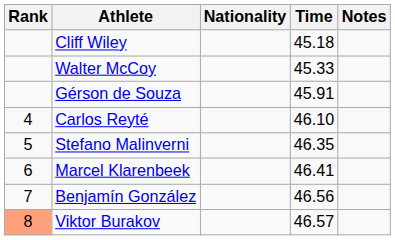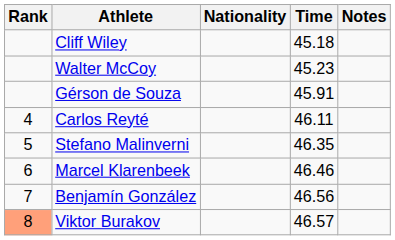(314, 68) 45.33 -> (314, 68) 45.23
(314, 119) 46.10 -> (314, 119) 46.11
(314, 171) 46.41 -> (314, 171) 46.46
